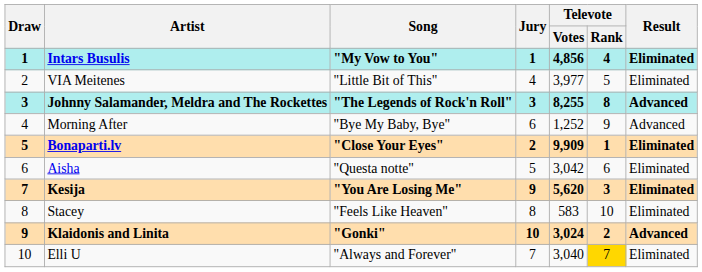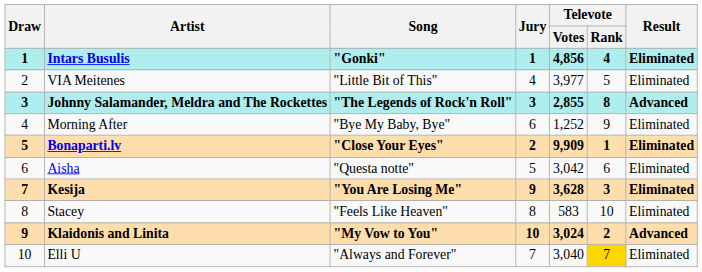(386, 59) "My Vow to You" -> (360, 59) "Gonki"
(568, 102) 8,255 -> (568, 102) 2,855
(657, 124) Advanced -> (659, 124) Eliminated
(568, 189) 5,620 -> (568, 189) 3,628
(360, 233) "Gonki" -> (386, 233) "My Vow to You"
